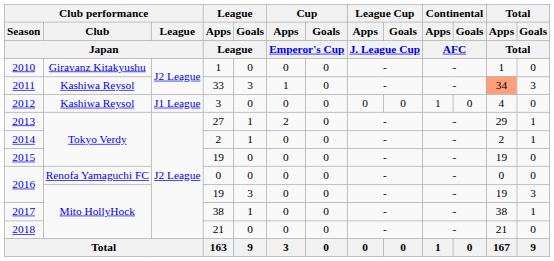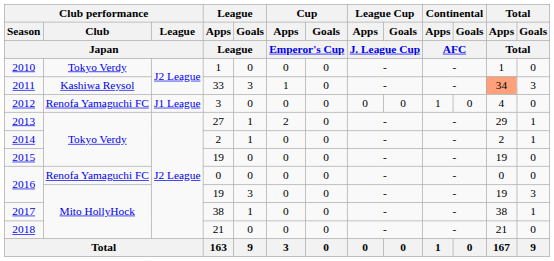(97, 67) Giravanz Kitakyushu -> (97, 67) Tokyo Verdy
(97, 103) Kashiwa Reysol -> (97, 103) Renofa Yamaguchi FC
